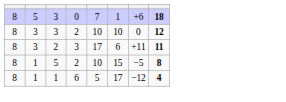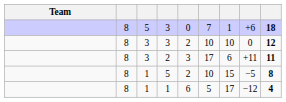+ column: (60, 12)
